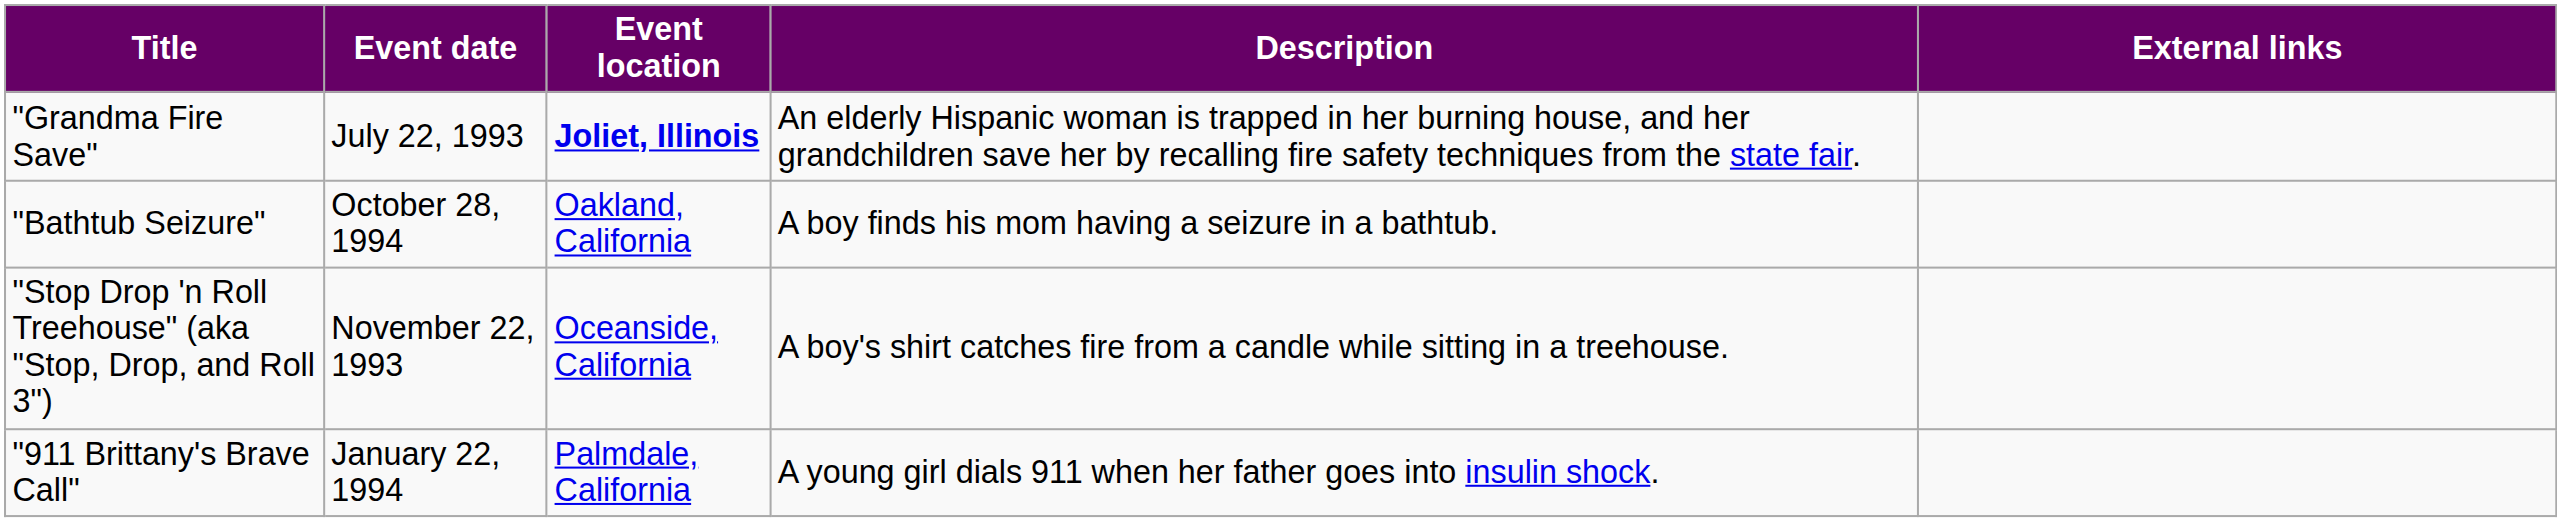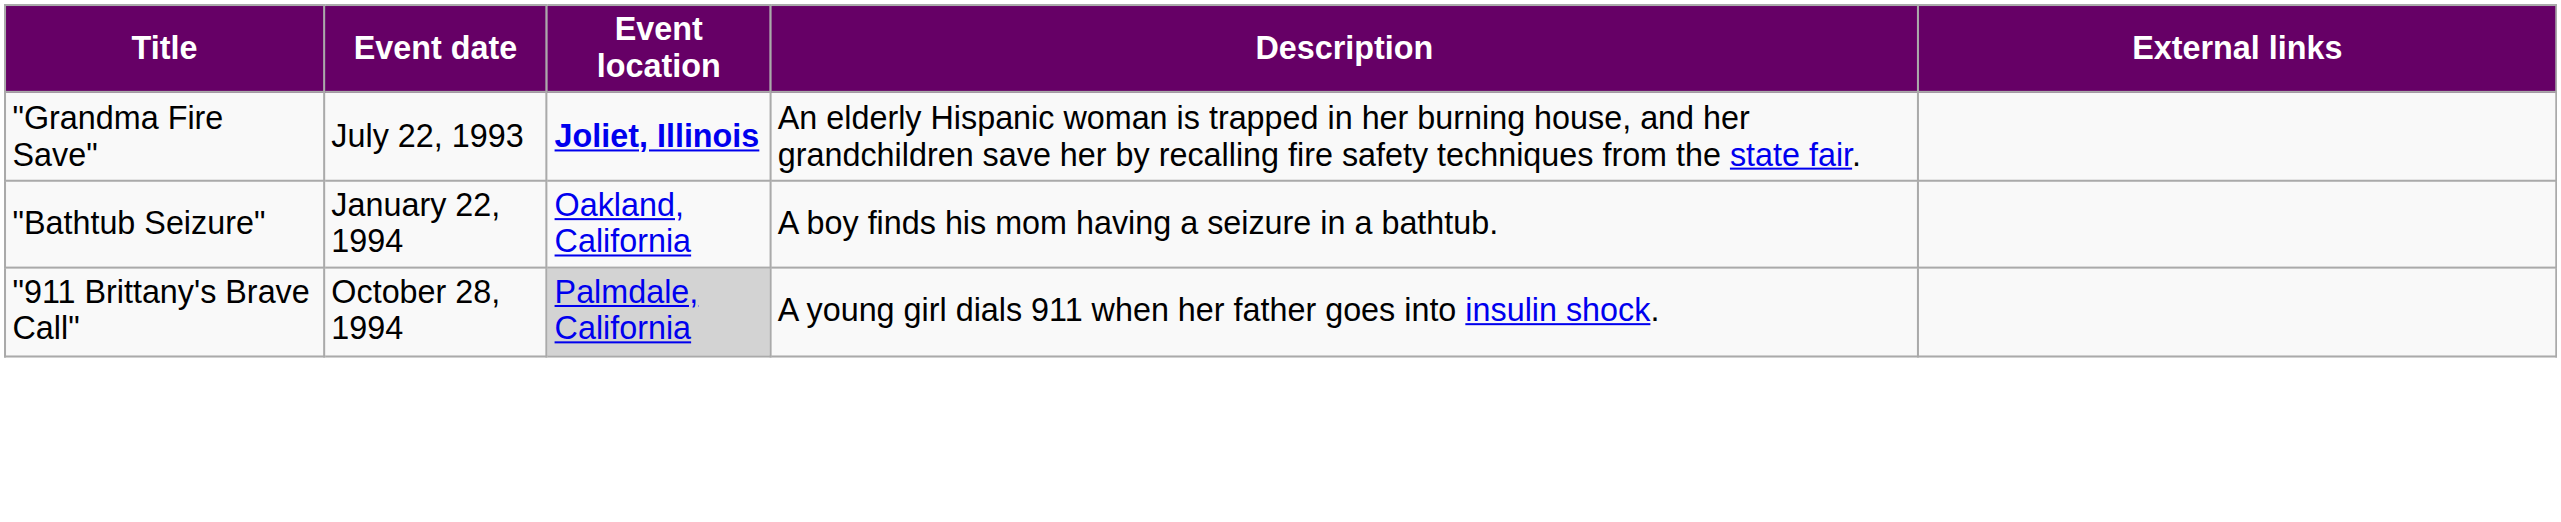(416, 223) October 28, 1994 -> (416, 223) January 22, 1994
- row: (164, 347)
(416, 471) January 22, 1994 -> (416, 311) October 28, 1994
(626, 471) no background -> (626, 311) lightgrey background
